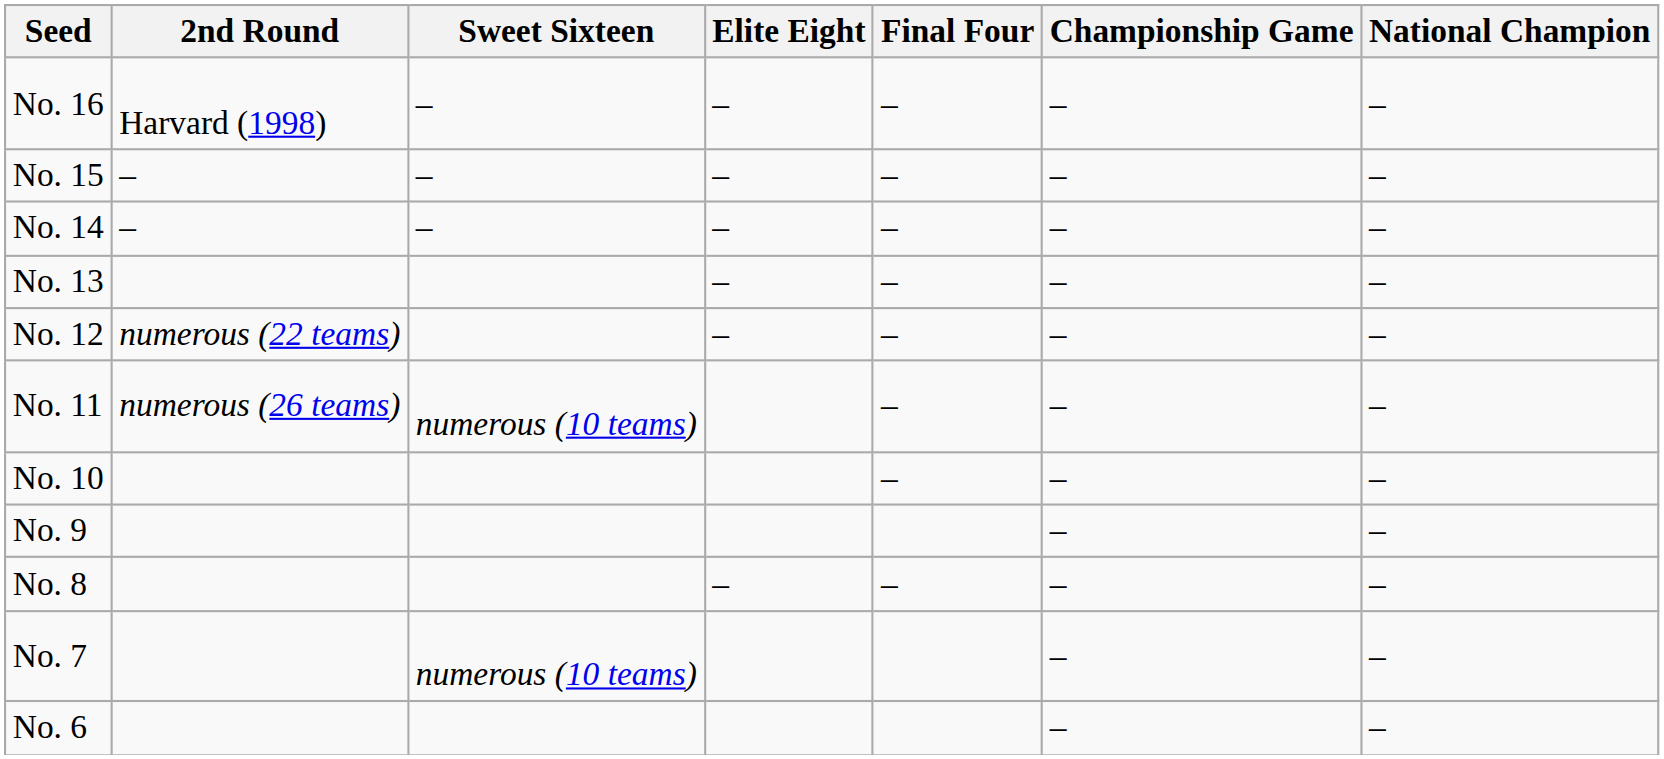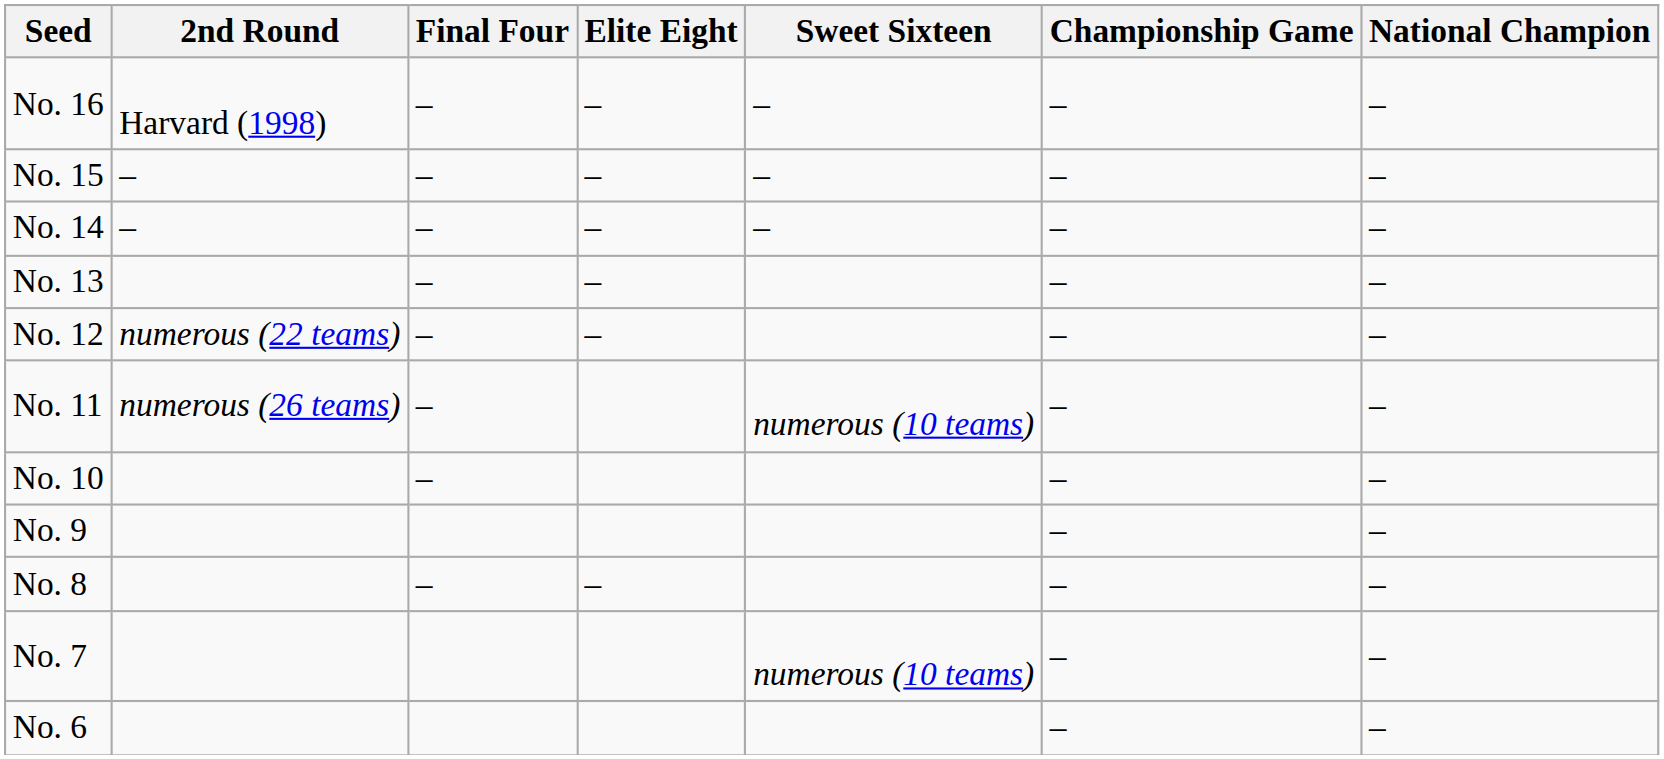columns swapped: (556, 31) <-> (958, 31)
